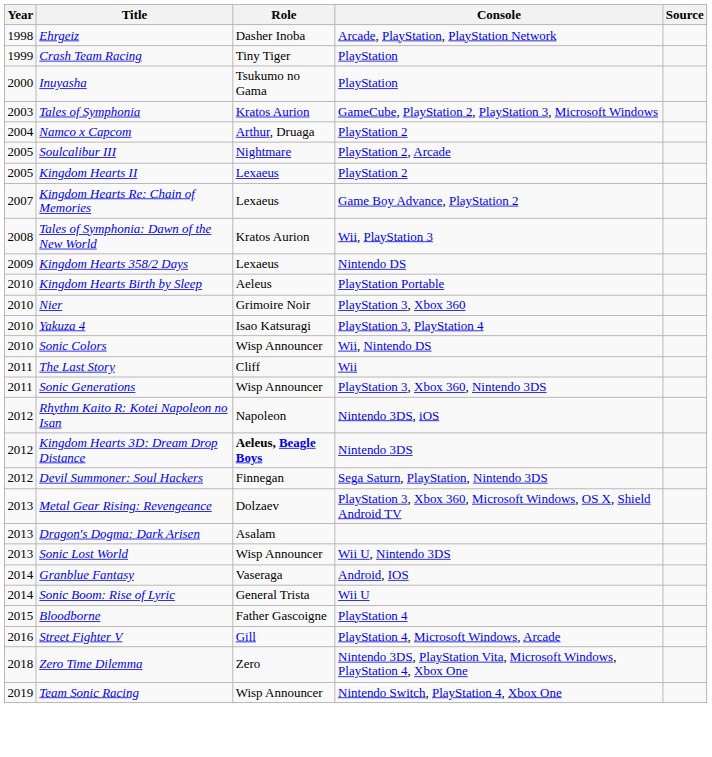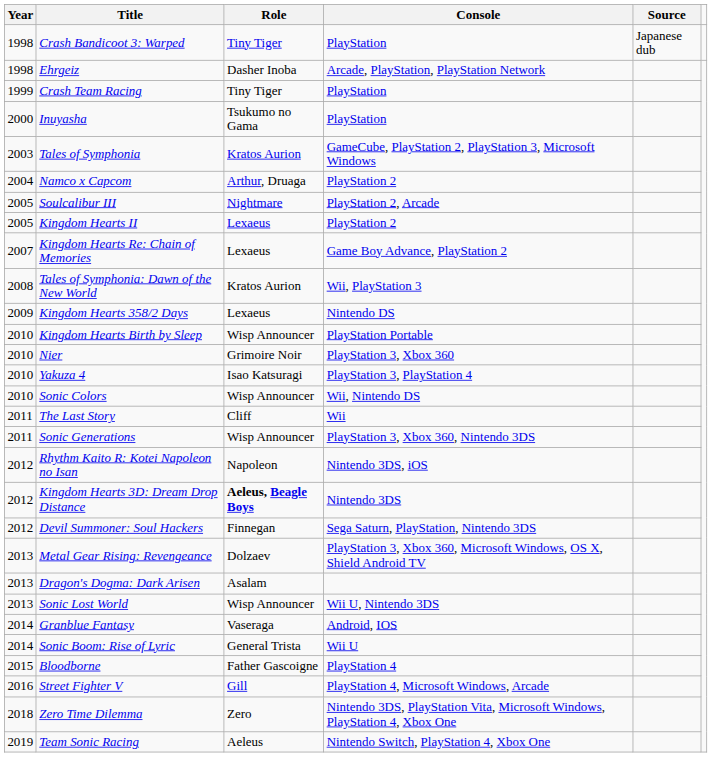+ row: (112, 42)
(254, 284) Aeleus -> (271, 334) Wisp Announcer
(279, 692) Wisp Announcer -> (245, 742) Aeleus
